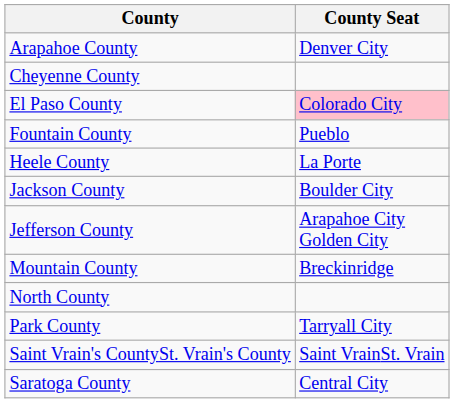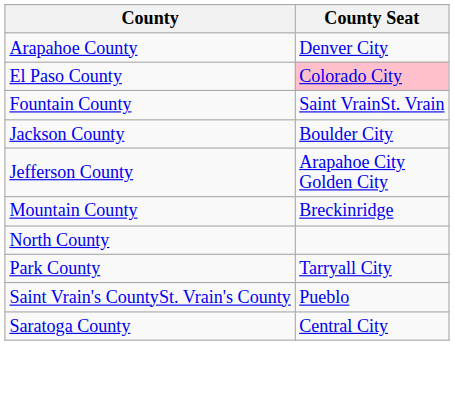- row: (74, 76)
(324, 133) Pueblo -> (372, 104) Saint VrainSt. Vrain
- row: (59, 162)
(372, 354) Saint VrainSt. Vrain -> (324, 297) Pueblo
